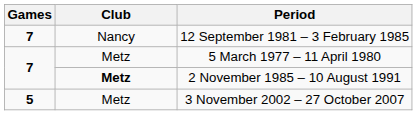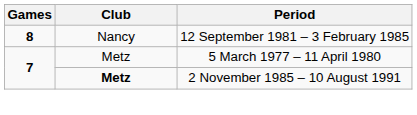(30, 36) 7 -> (30, 36) 8
- row: (295, 99)
